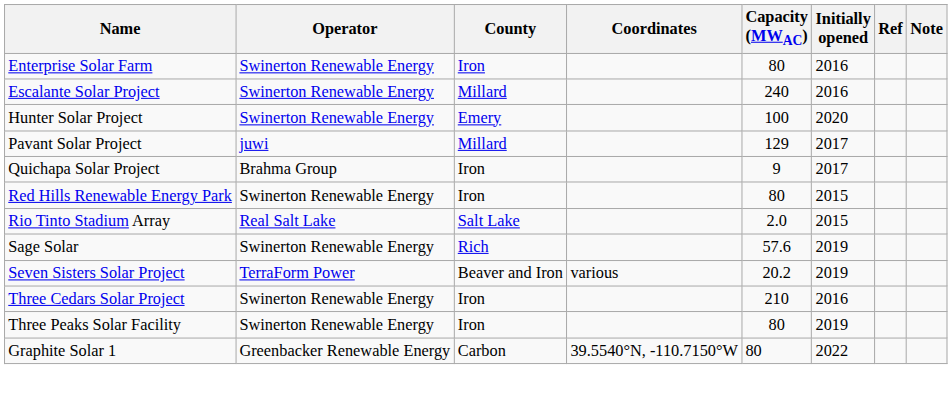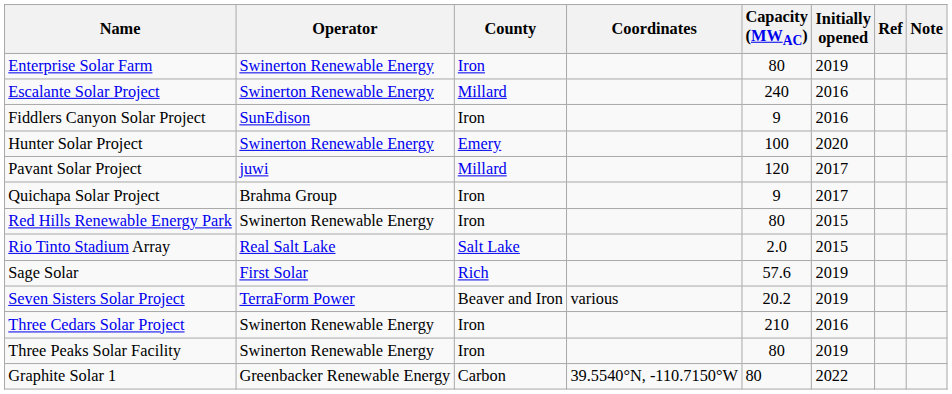(832, 65) 2016 -> (832, 65) 2019
+ row: (107, 117)
(777, 143) 129 -> (777, 169) 120
(337, 247) Swinerton Renewable Energy -> (274, 273) First Solar
